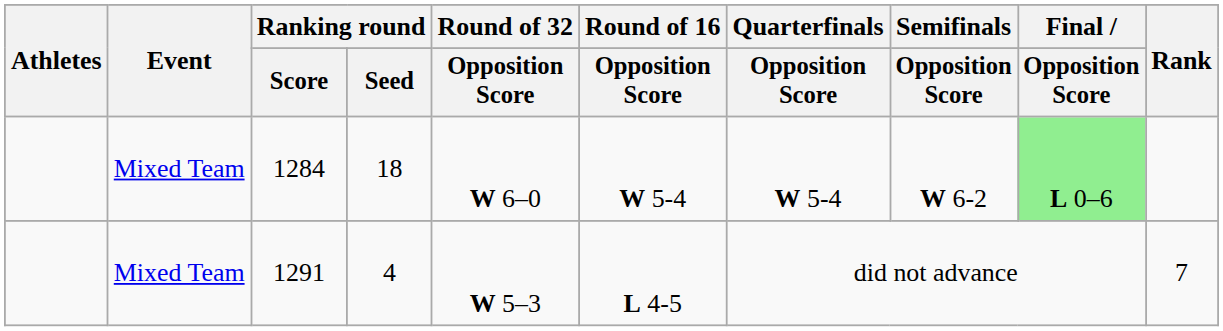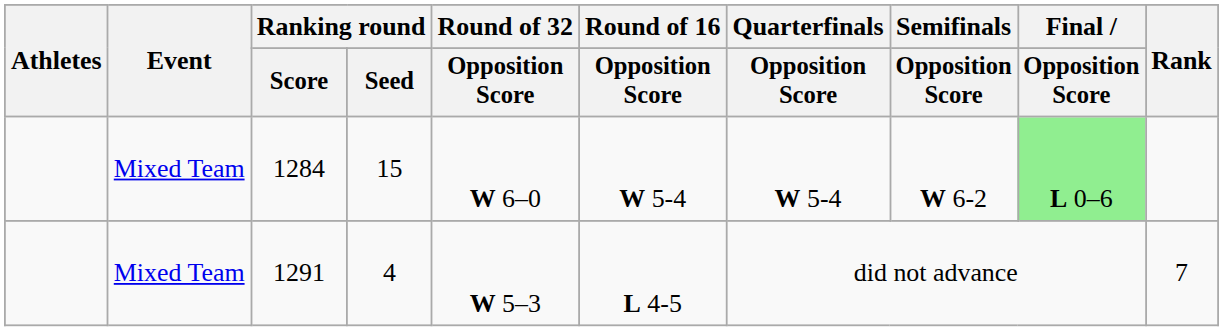(389, 168) 18 -> (389, 168) 15
